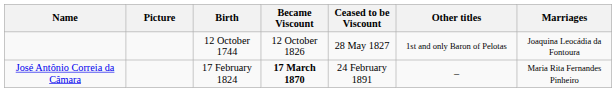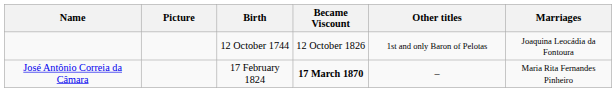- column: (362, 18)
